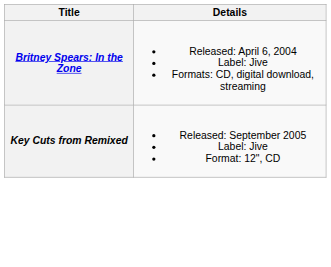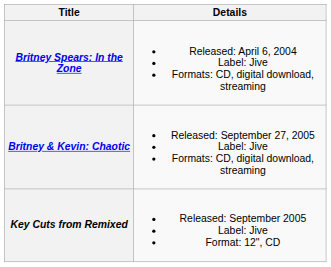+ row: (69, 147)
